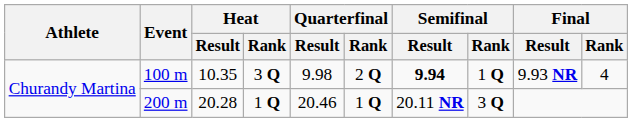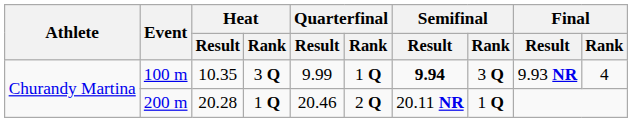(317, 74) 9.98 -> (317, 74) 9.99
(368, 74) 2 Q -> (368, 74) 1 Q
(491, 74) 1 Q -> (491, 74) 3 Q
(368, 103) 1 Q -> (368, 103) 2 Q
(491, 103) 3 Q -> (491, 103) 1 Q
